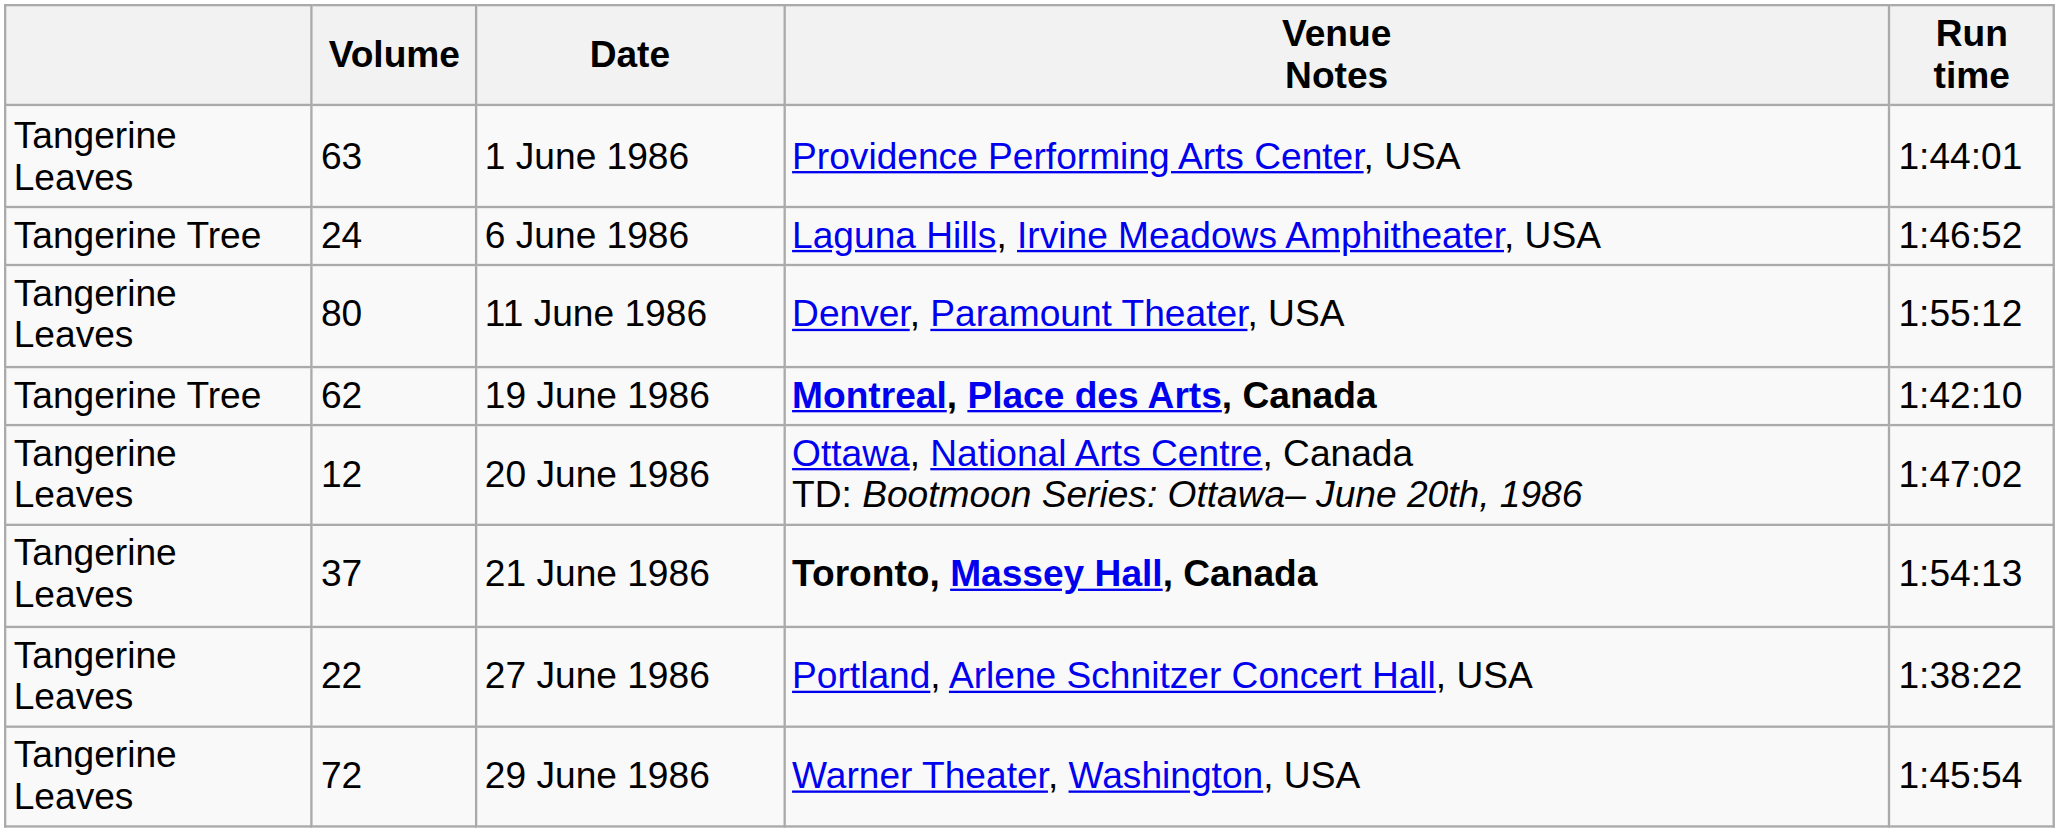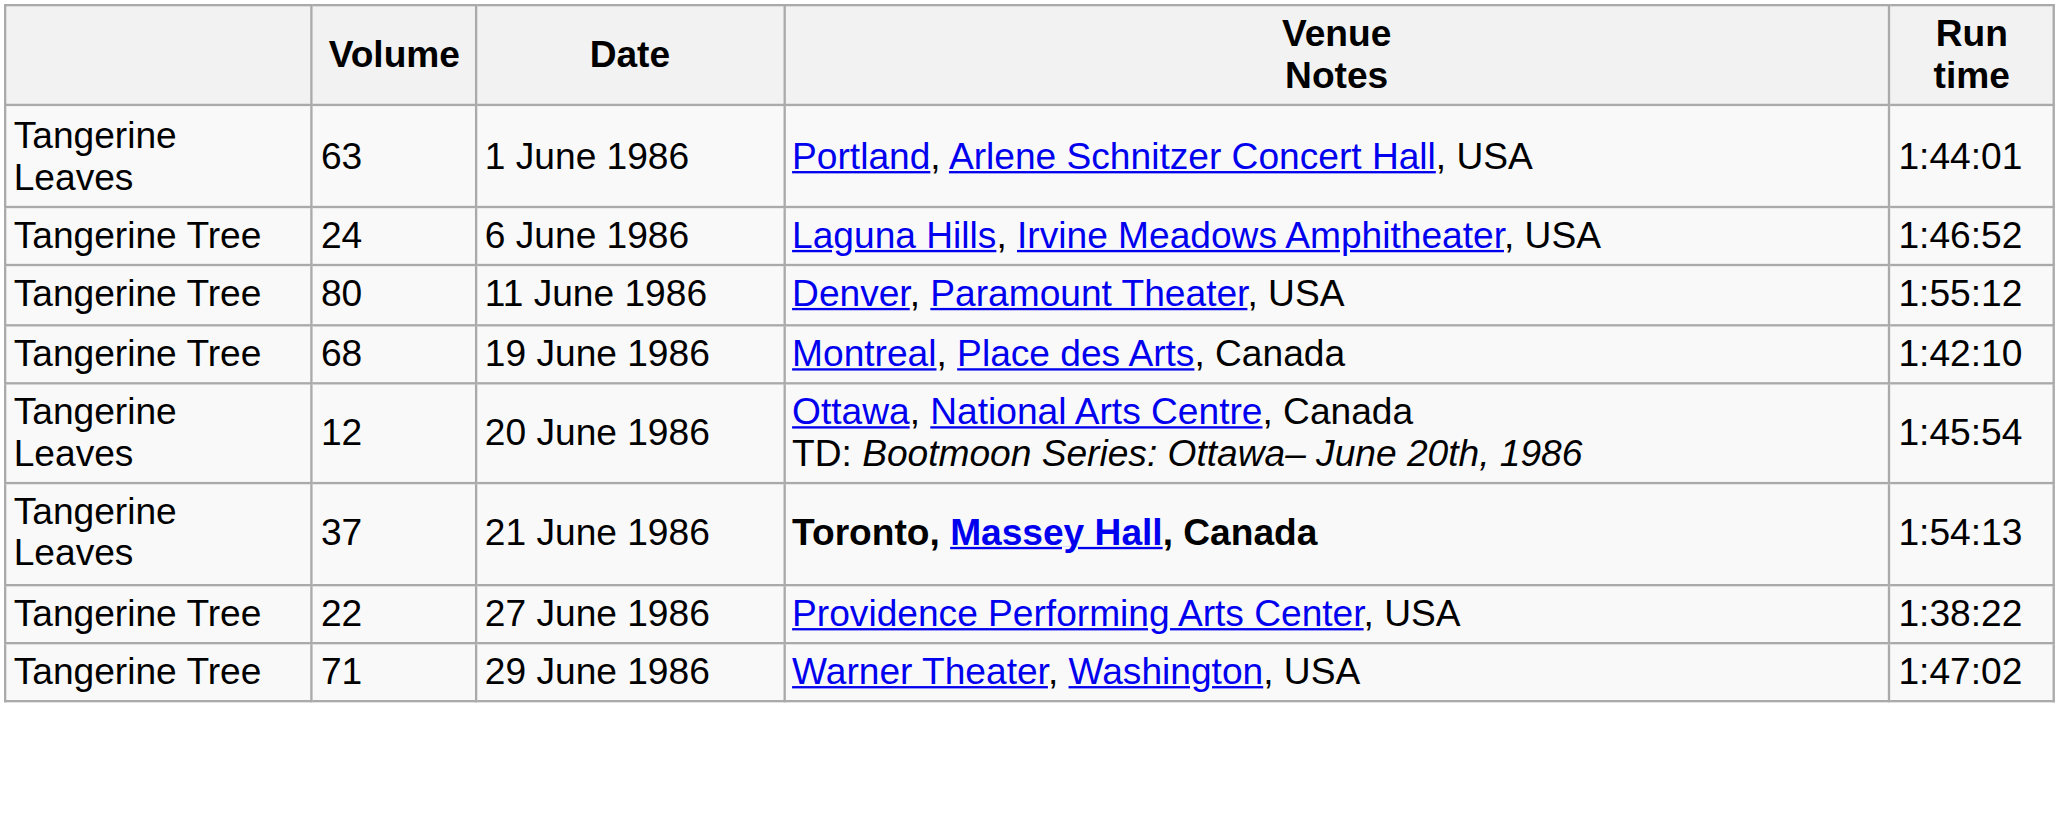(1126, 155) Providence Performing Arts Center, USA -> (1162, 155) Portland, Arlene Schnitzer Concert Hall, USA
(95, 314) Tangerine Leaves -> (138, 294) Tangerine Tree
(342, 394) 62 -> (342, 352) 68
(1084, 394) bold -> (1069, 352) normal
(1960, 474) 1:47:02 -> (1960, 432) 1:45:54
(95, 675) Tangerine Leaves -> (138, 613) Tangerine Tree
(1162, 675) Portland, Arlene Schnitzer Concert Hall, USA -> (1126, 613) Providence Performing Arts Center, USA
(95, 776) Tangerine Leaves -> (138, 671) Tangerine Tree
(342, 776) 72 -> (342, 671) 71
(1960, 776) 1:45:54 -> (1960, 671) 1:47:02
